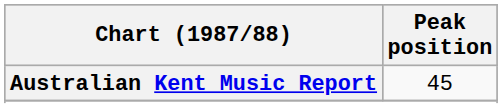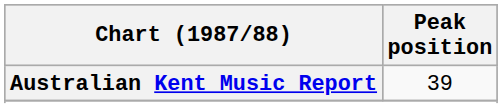(440, 83) 45 -> (440, 83) 39
